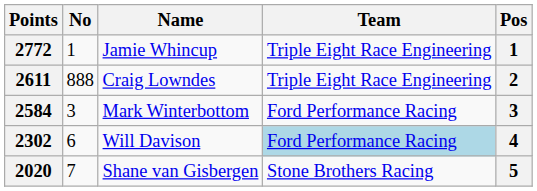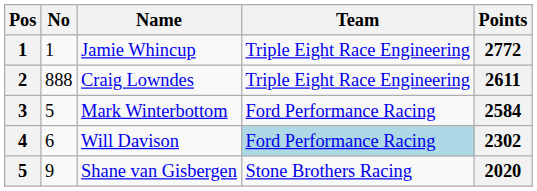columns swapped: (514, 19) <-> (33, 19)
(71, 110) 3 -> (50, 110) 5
(71, 171) 7 -> (50, 171) 9
